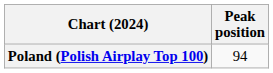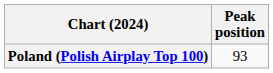(240, 56) 94 -> (240, 56) 93
